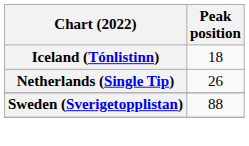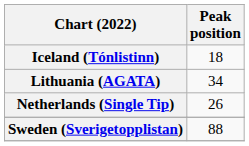+ row: (95, 81)
